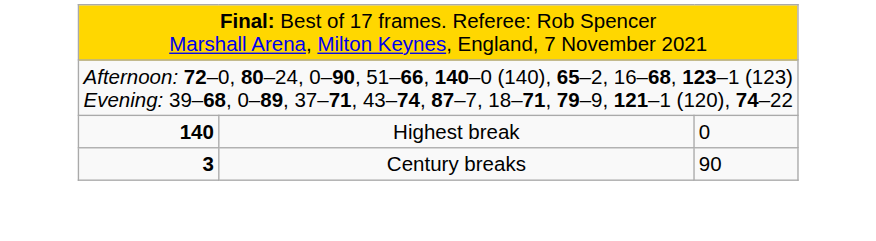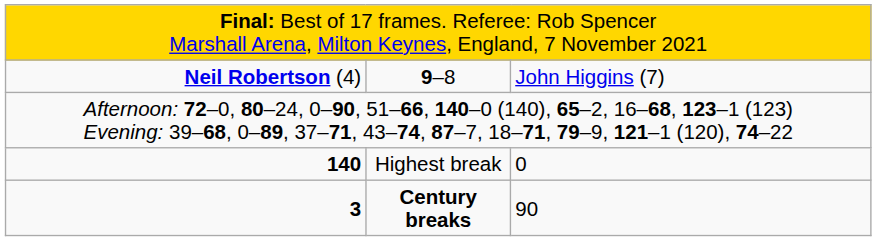+ row: (273, 77)
(456, 164) normal -> (438, 208) bold
